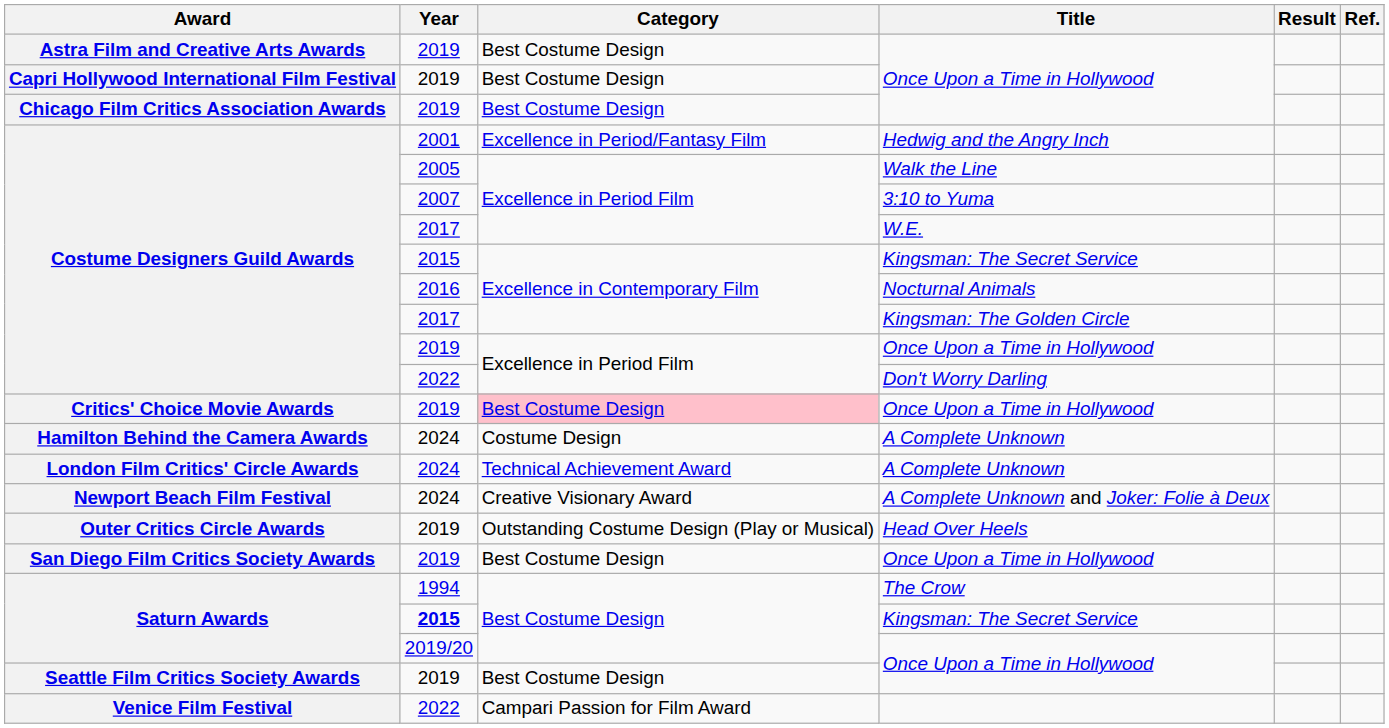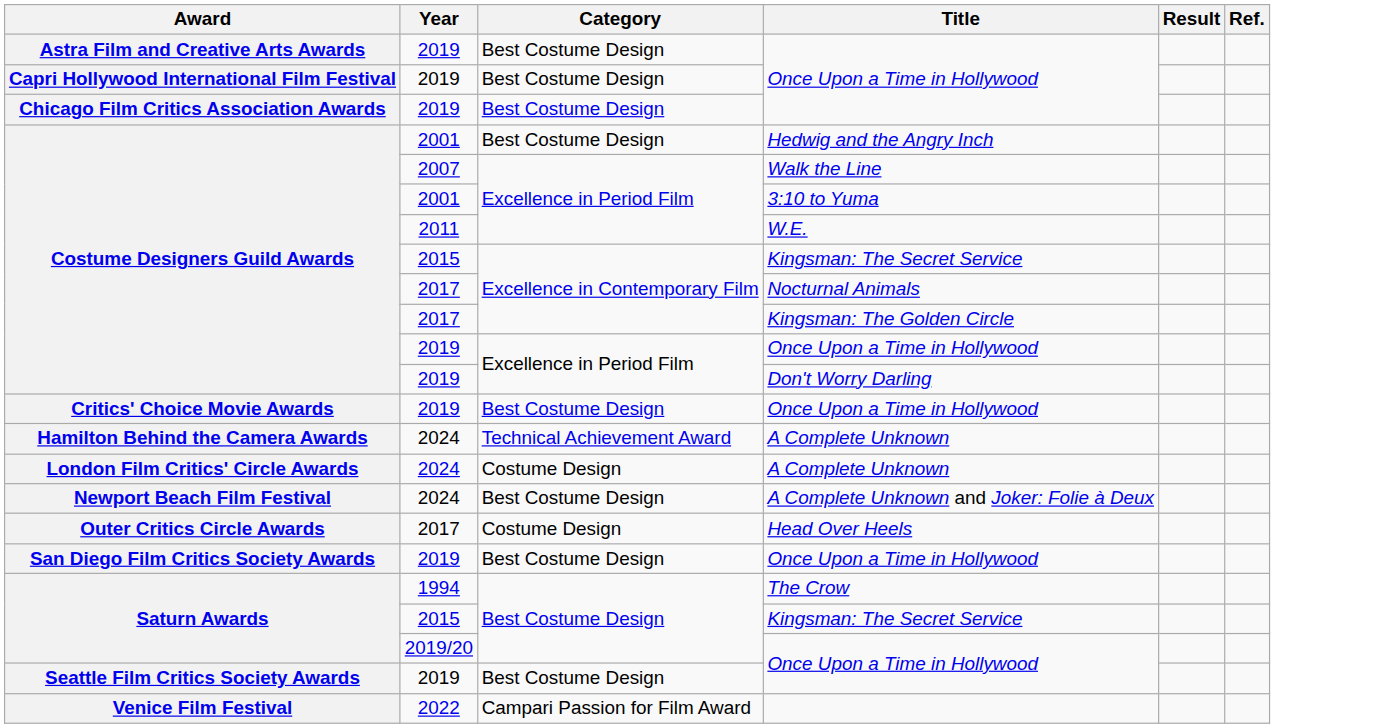(624, 139) Excellence in Period/Fantasy Film -> (573, 139) Best Costume Design
(439, 169) 2005 -> (439, 169) 2007
(439, 199) 2007 -> (439, 199) 2001
(439, 229) 2017 -> (439, 229) 2011
(439, 288) 2016 -> (439, 288) 2017
(439, 378) 2022 -> (439, 378) 2019
(573, 408) pink background -> (573, 408) no background
(551, 438) Costume Design -> (606, 438) Technical Achievement Award
(606, 468) Technical Achievement Award -> (551, 468) Costume Design
(587, 498) Creative Visionary Award -> (573, 498) Best Costume Design
(439, 528) 2019 -> (439, 528) 2017
(678, 528) Outstanding Costume Design (Play or Musical) -> (551, 528) Costume Design
(439, 618) bold -> (439, 618) normal
